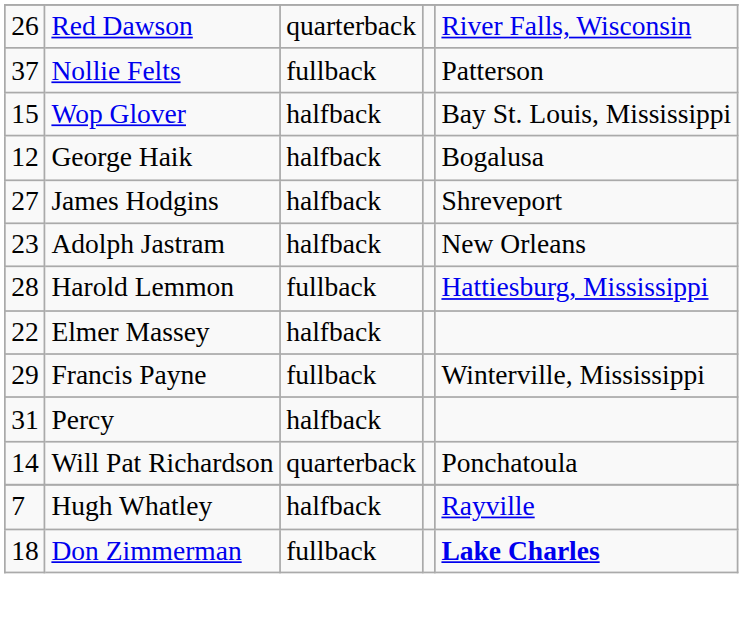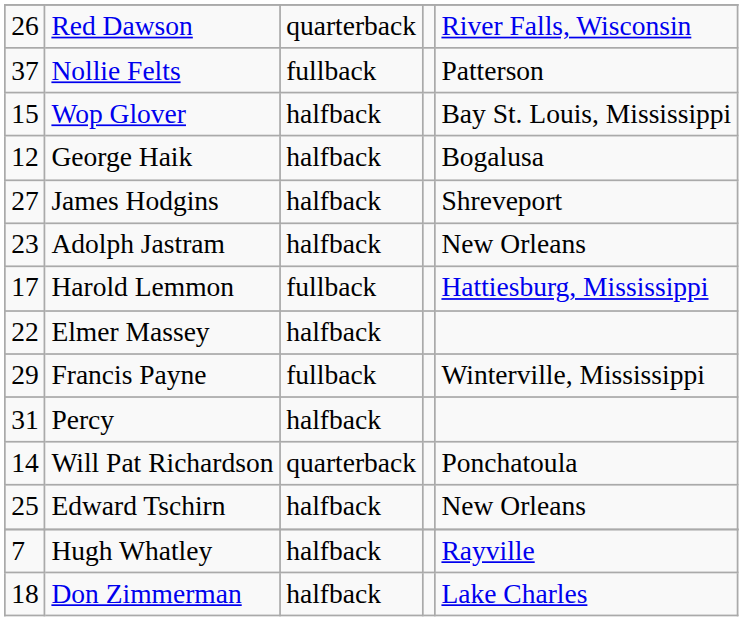(25, 288) 28 -> (25, 288) 17
+ row: (138, 506)
(331, 550) fullback -> (334, 593) halfback
(521, 550) bold -> (514, 593) normal
